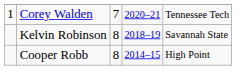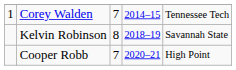(142, 14) 2020–21 -> (142, 14) 2014–15
(116, 55) 8 -> (116, 55) 7
(142, 55) 2014–15 -> (142, 55) 2020–21
